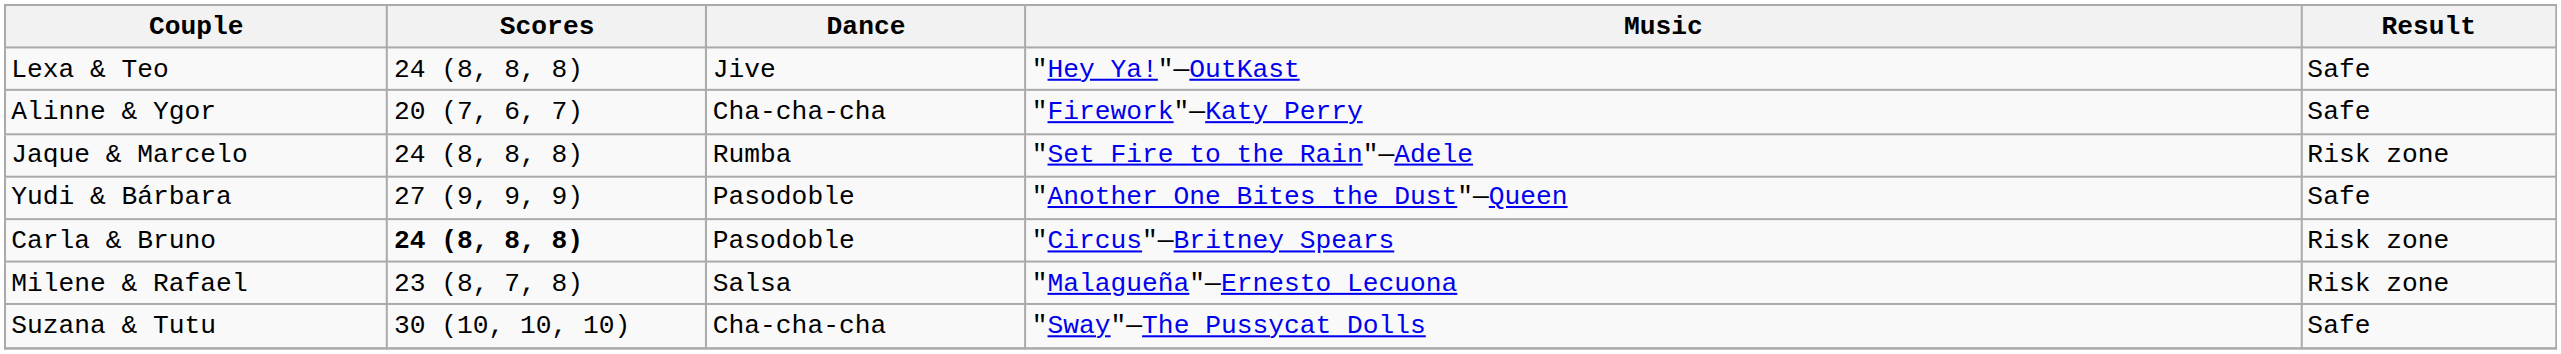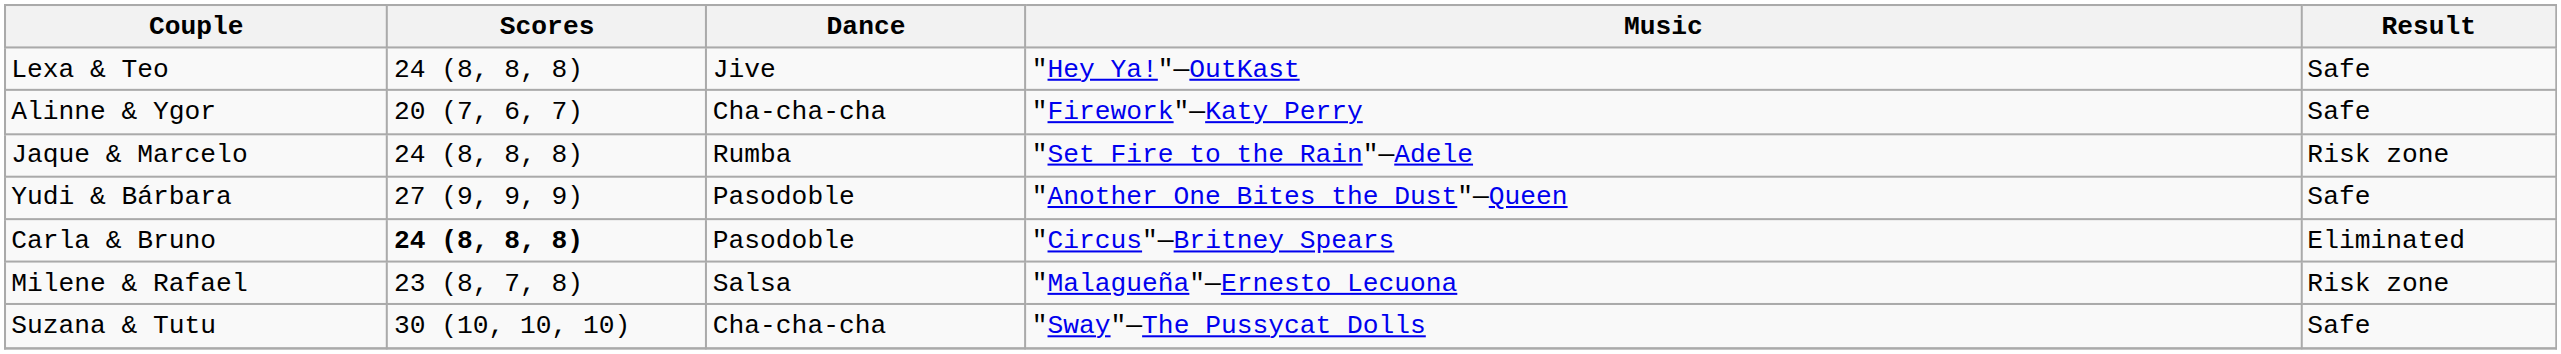(2378, 240) Risk zone -> (2386, 240) Eliminated
